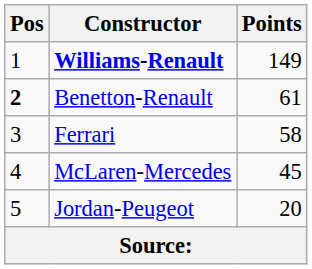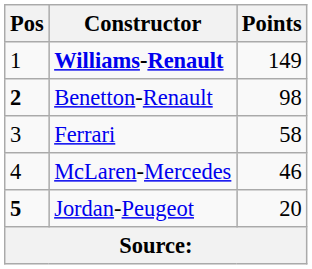(291, 97) 61 -> (291, 97) 98
(291, 171) 45 -> (291, 171) 46
(16, 208) normal -> (16, 208) bold
